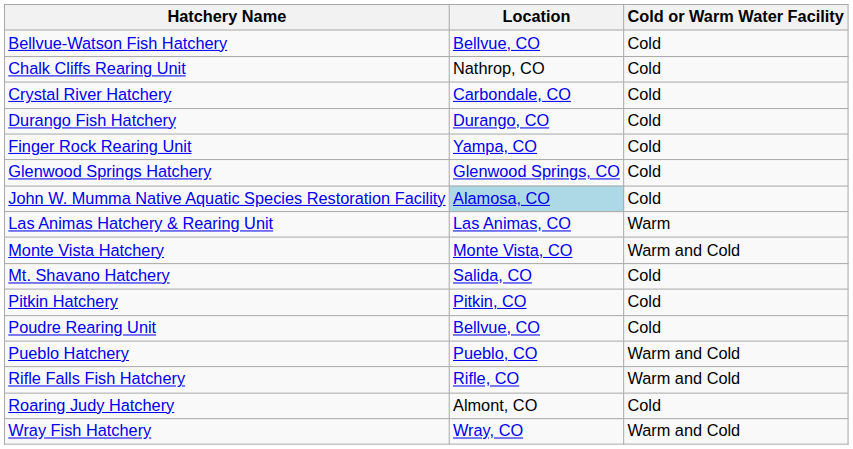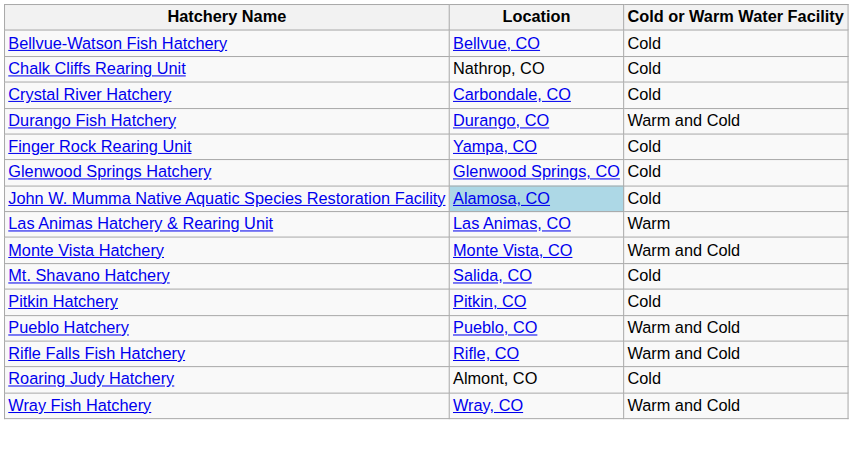(644, 120) Cold -> (684, 120) Warm and Cold
- row: (82, 328)
